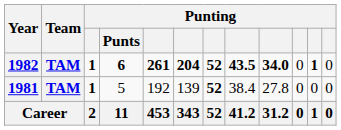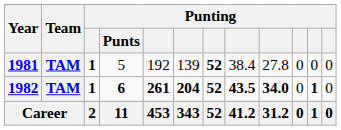rows swapped: (23, 88) <-> (23, 64)
